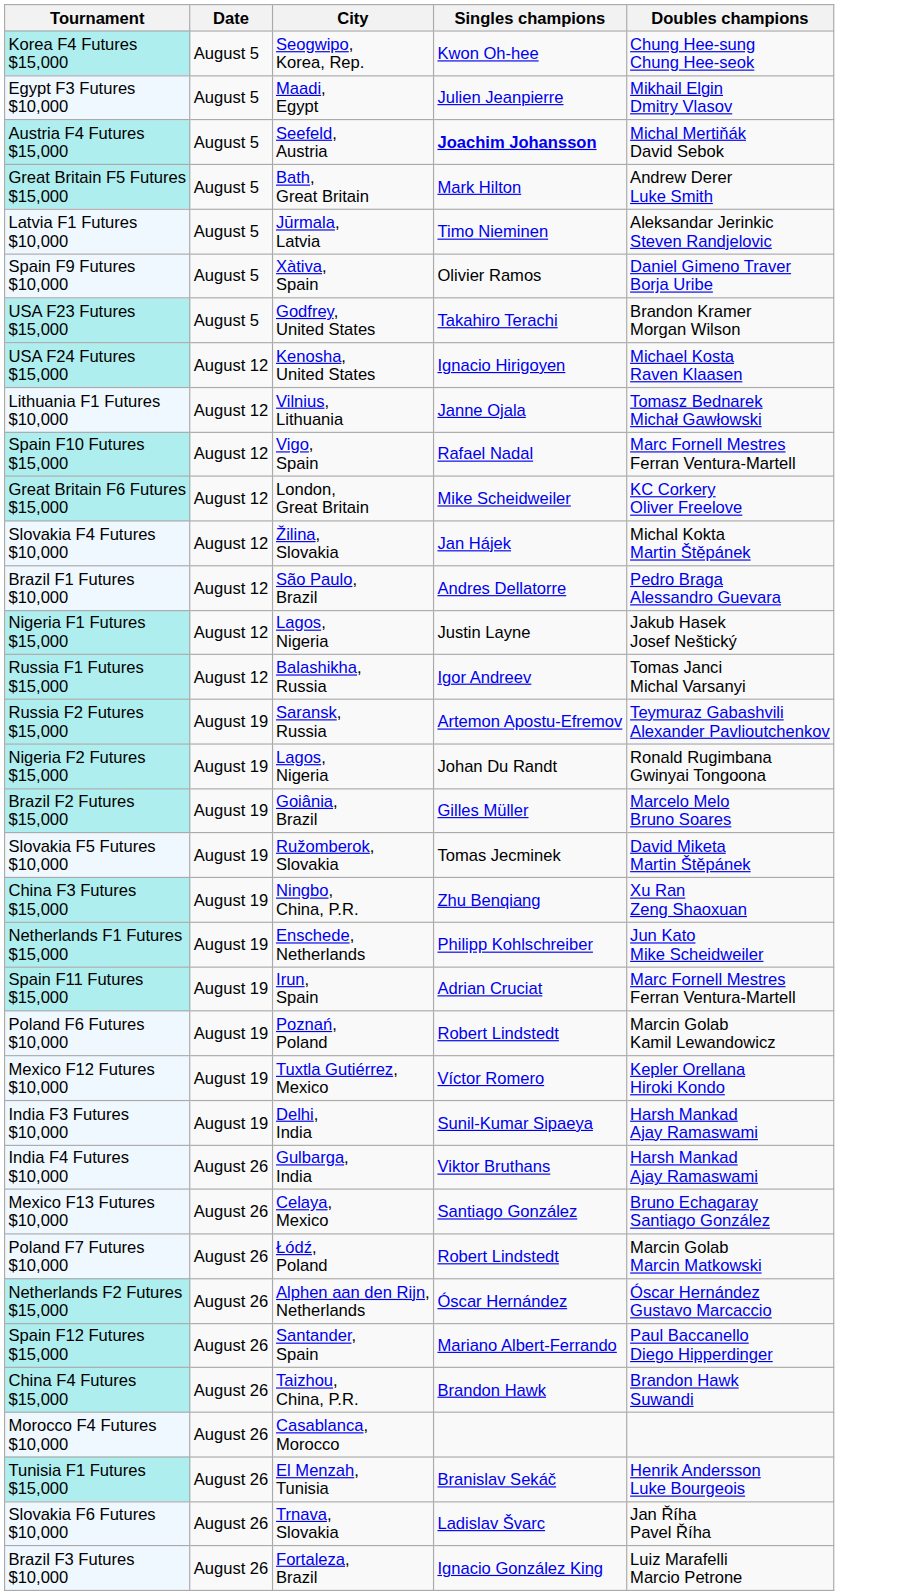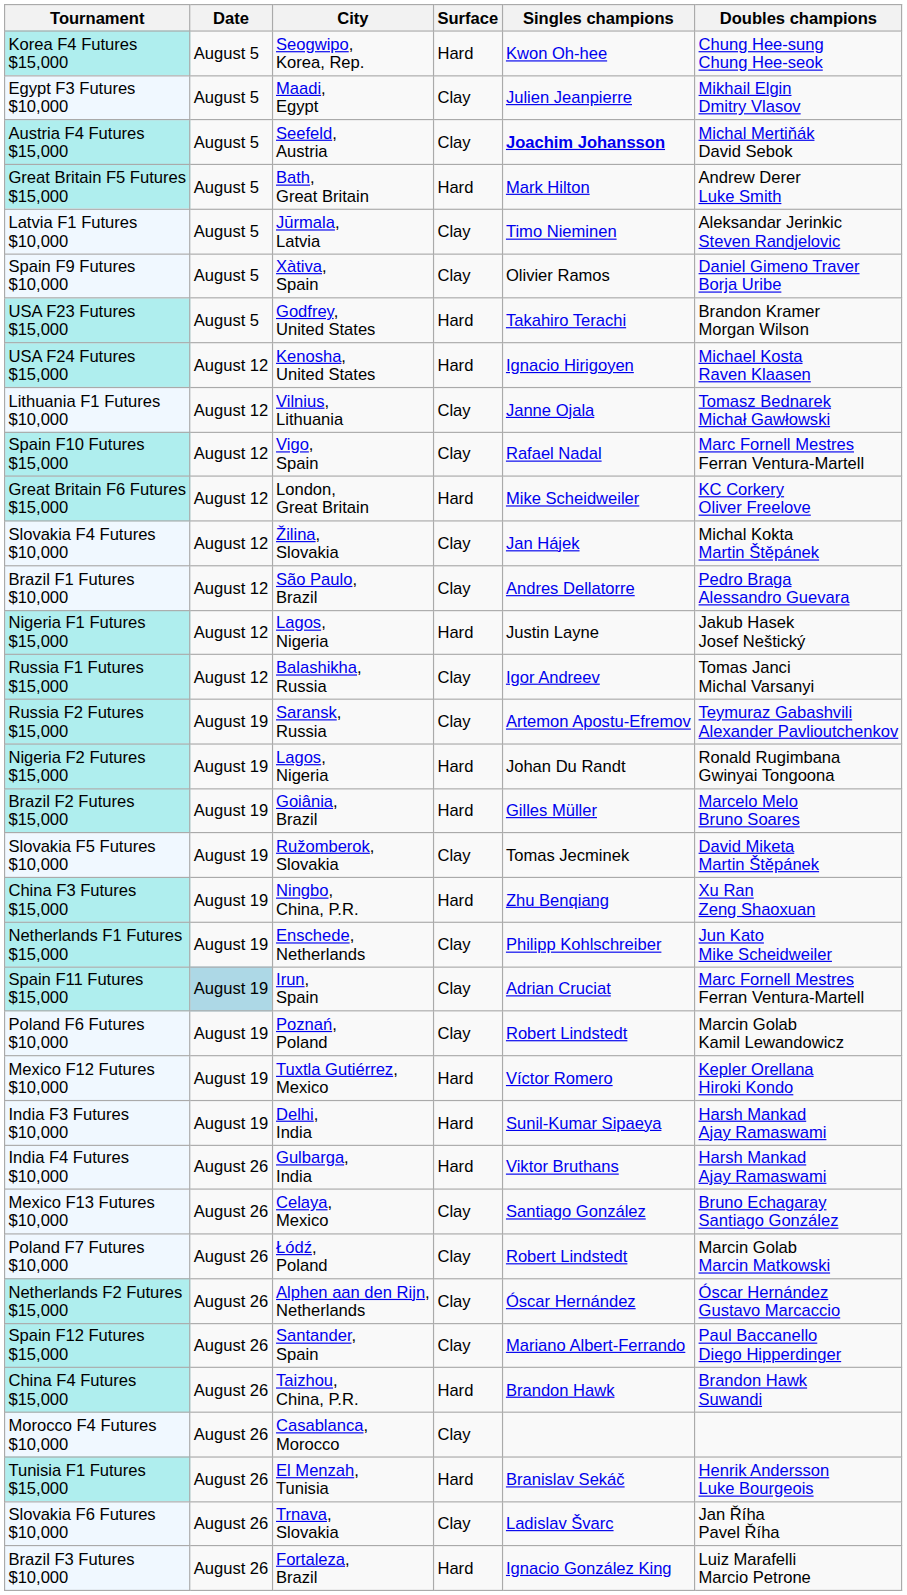+ column: (468, 18)
(231, 989) no background -> (231, 989) lightblue background
